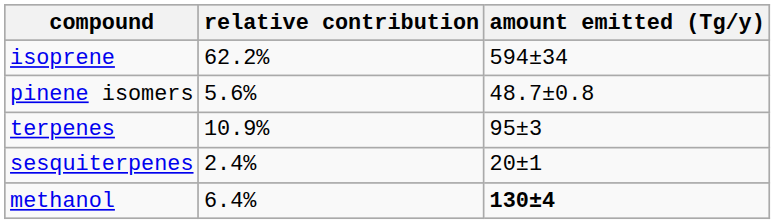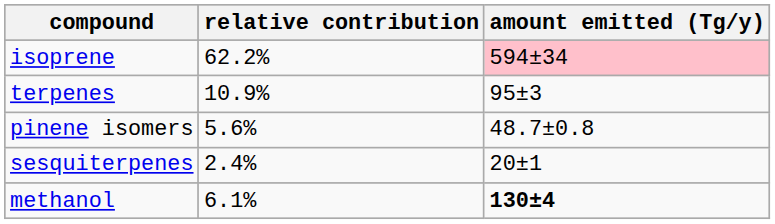(529, 58) no background -> (529, 58) pink background
rows swapped: (62, 129) <-> (102, 94)
(230, 201) 6.4% -> (230, 201) 6.1%
